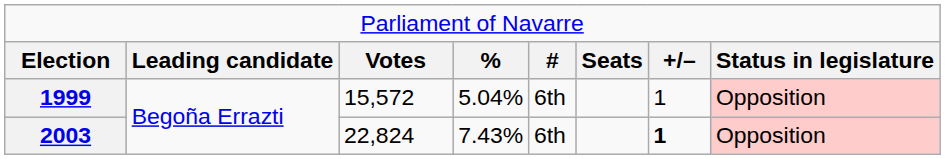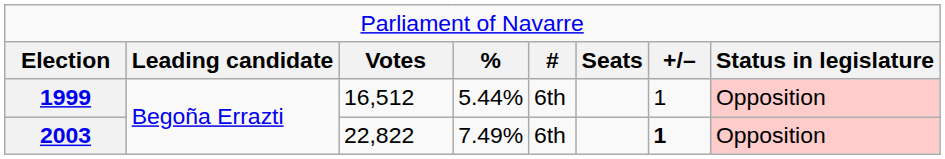(379, 97) 15,572 -> (379, 97) 16,512
(491, 97) 5.04% -> (491, 97) 5.44%
(379, 134) 22,824 -> (379, 134) 22,822
(491, 134) 7.43% -> (491, 134) 7.49%
